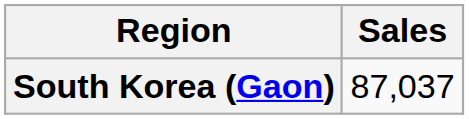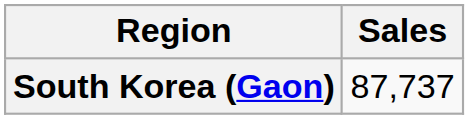(403, 85) 87,037 -> (403, 85) 87,737
